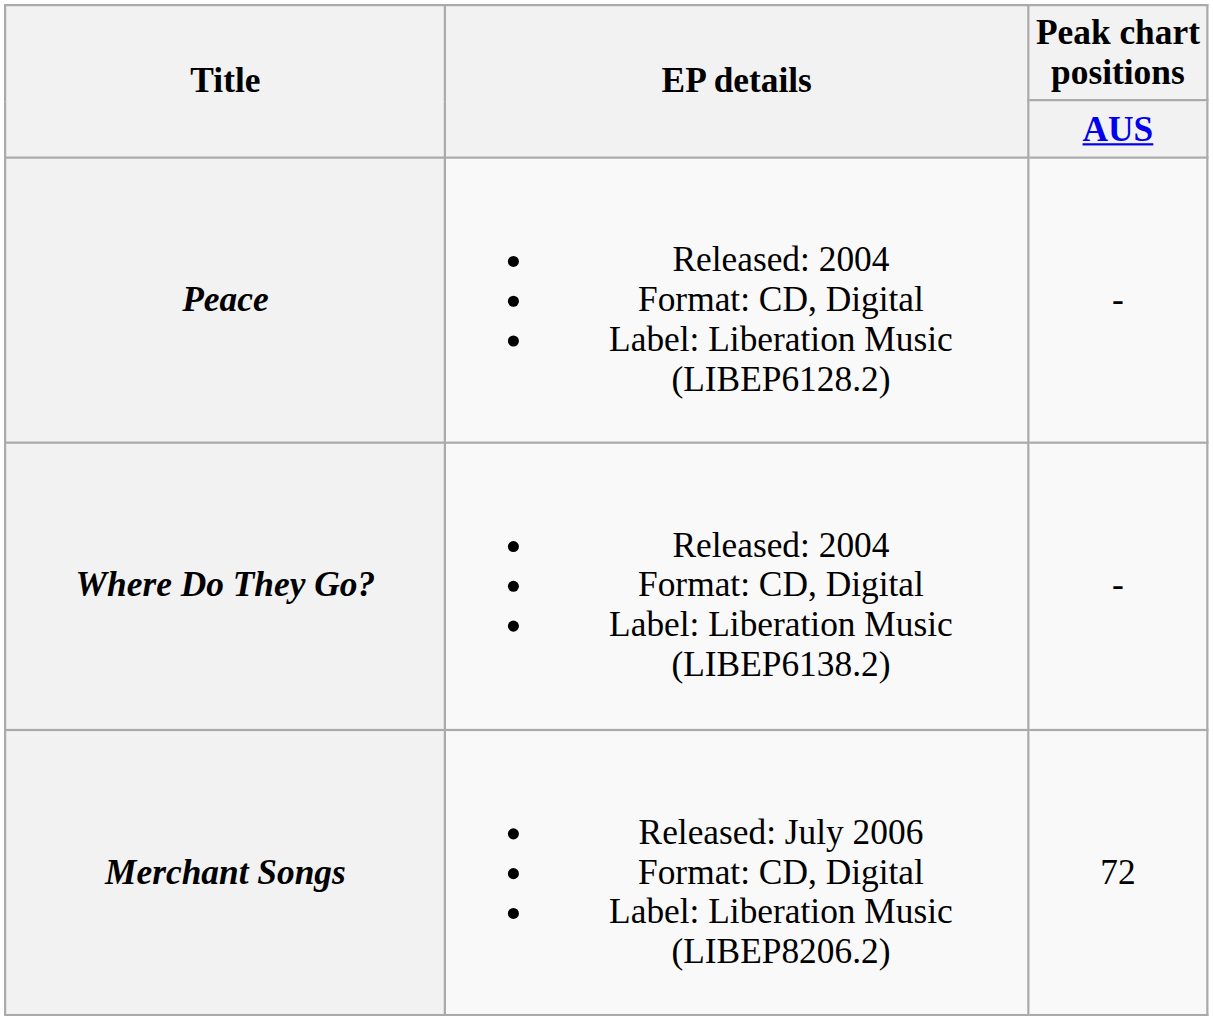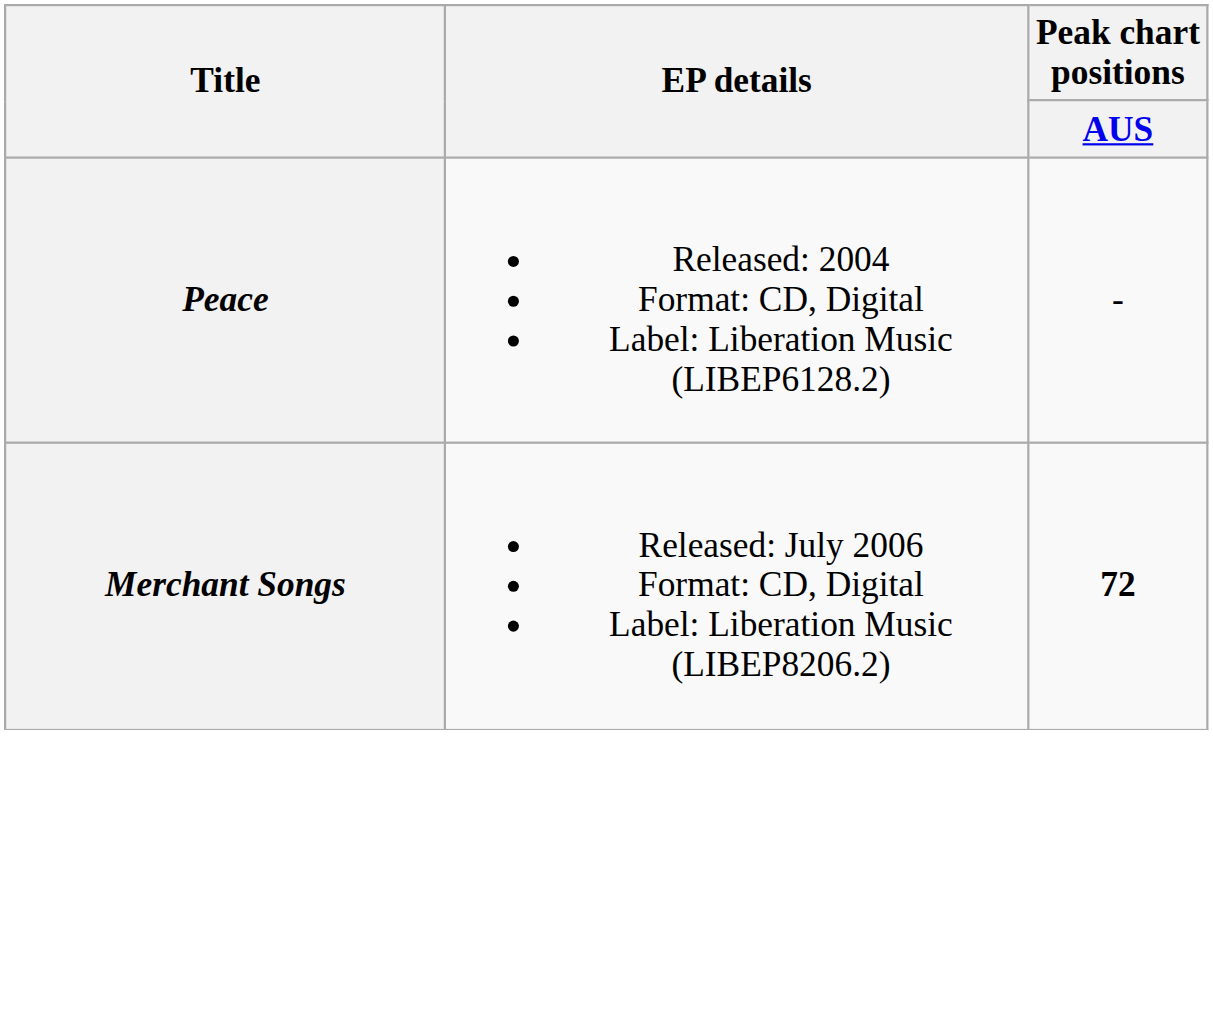- row: (225, 585)
(1118, 871) normal -> (1118, 585) bold
